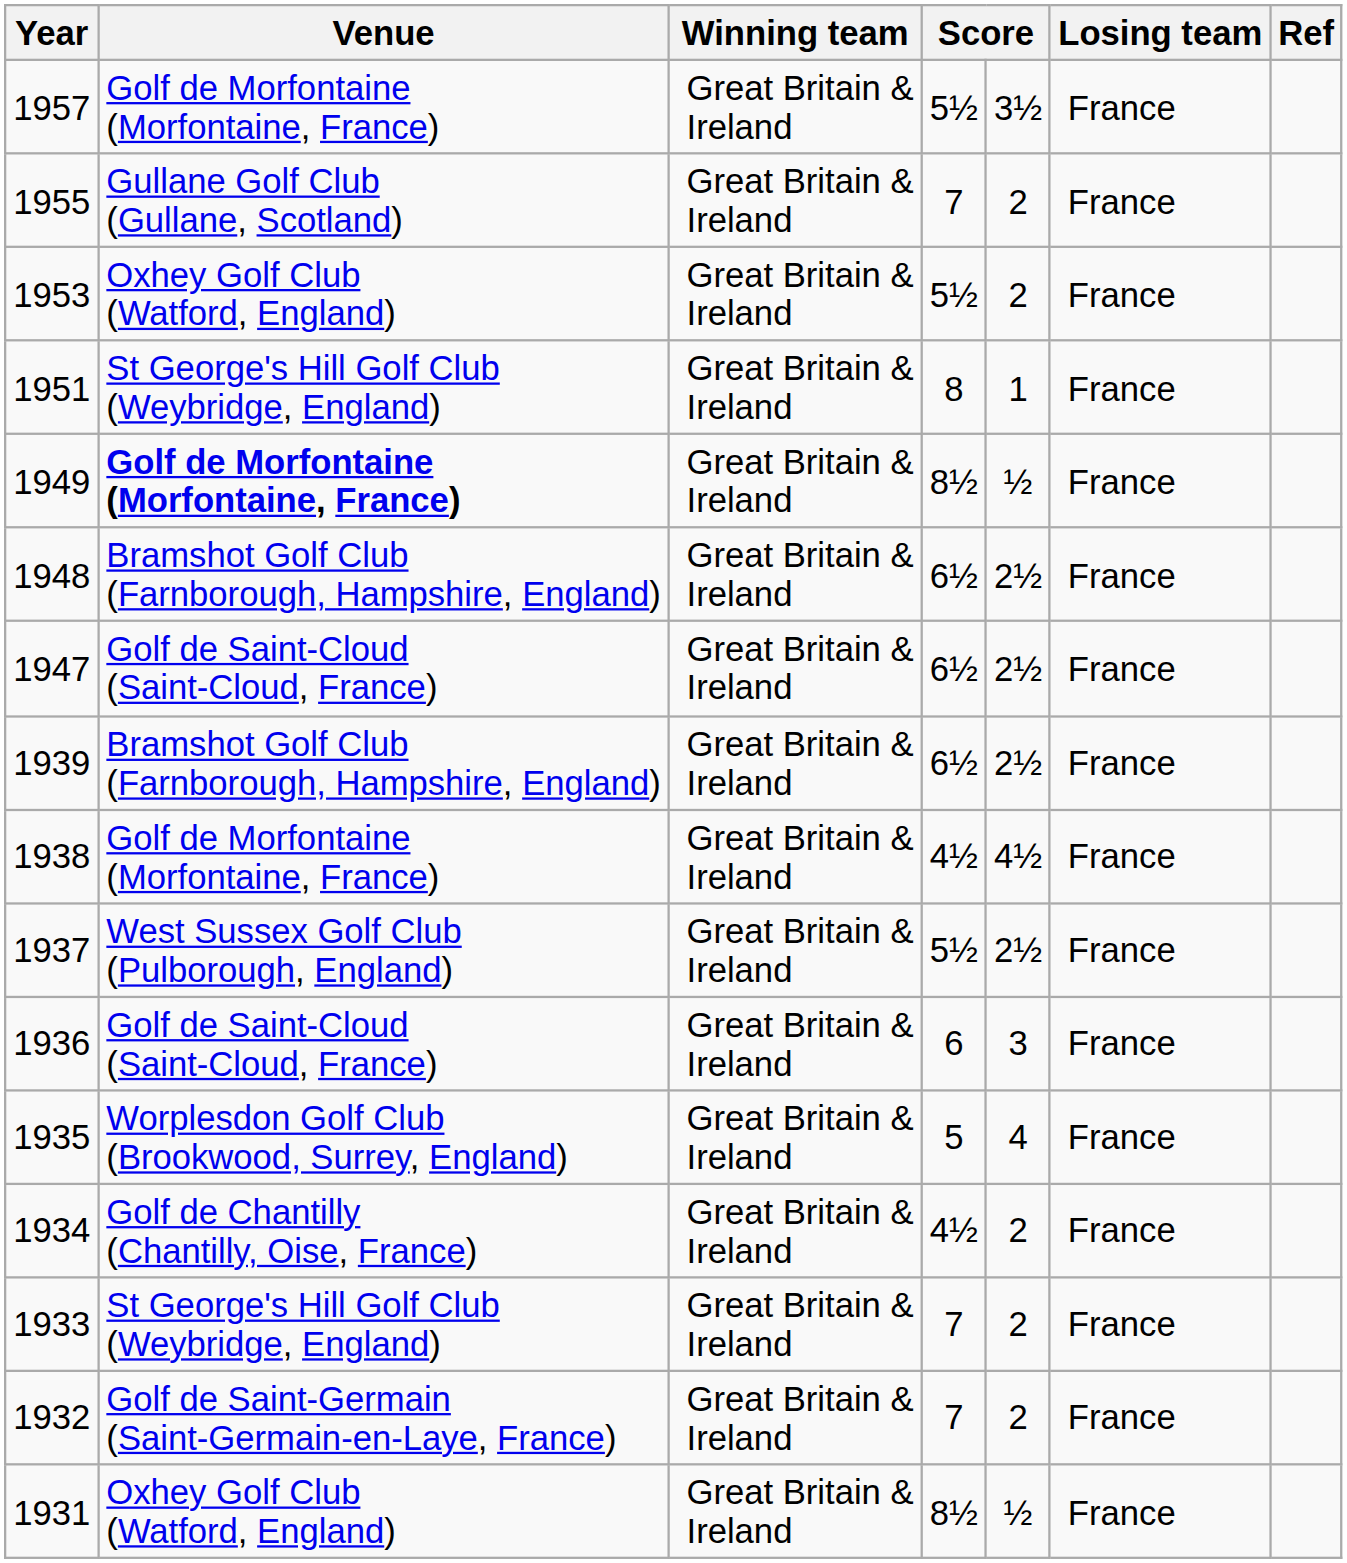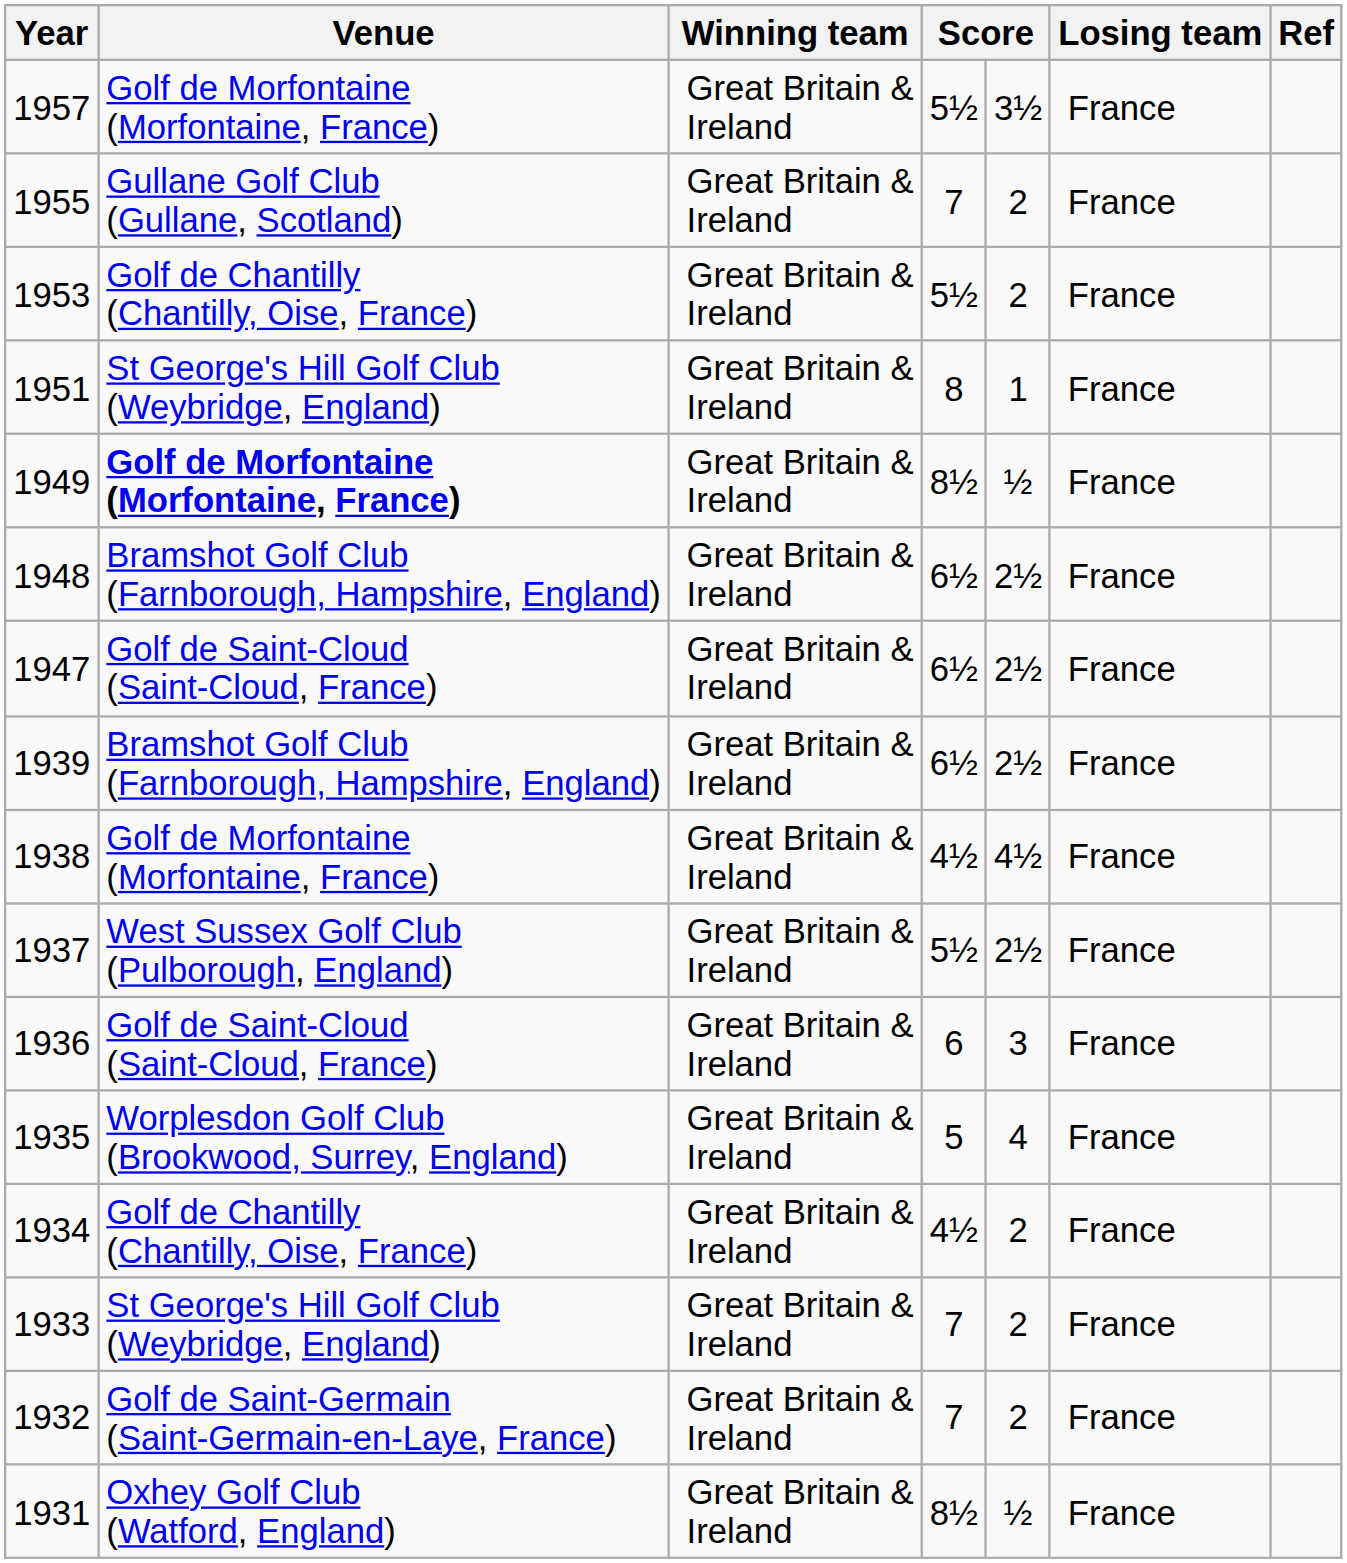(251, 294) Oxhey Golf Club (Watford, England) -> (292, 294) Golf de Chantilly (Chantilly, Oise, France)
